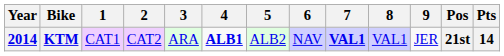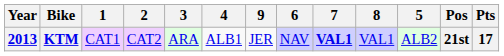columns swapped: (268, 16) <-> (426, 16)
(22, 39) 2014 -> (22, 39) 2013
(224, 39) bold -> (224, 39) normal
(486, 39) 14 -> (486, 39) 17
